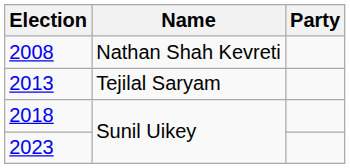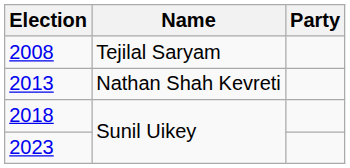(189, 52) Nathan Shah Kevreti -> (158, 52) Tejilal Saryam
(158, 83) Tejilal Saryam -> (189, 83) Nathan Shah Kevreti
